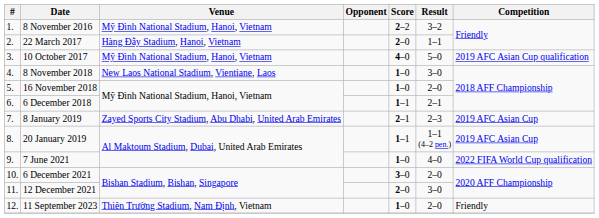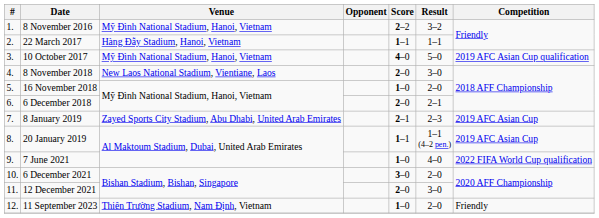(402, 42) 2–0 -> (402, 42) 1–1
(402, 73) 1–0 -> (402, 73) 2–0
(402, 103) 1–1 -> (402, 103) 2–0
